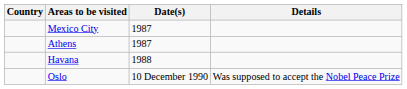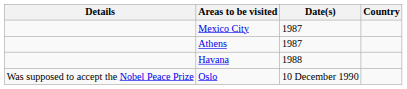columns swapped: (25, 12) <-> (306, 12)
